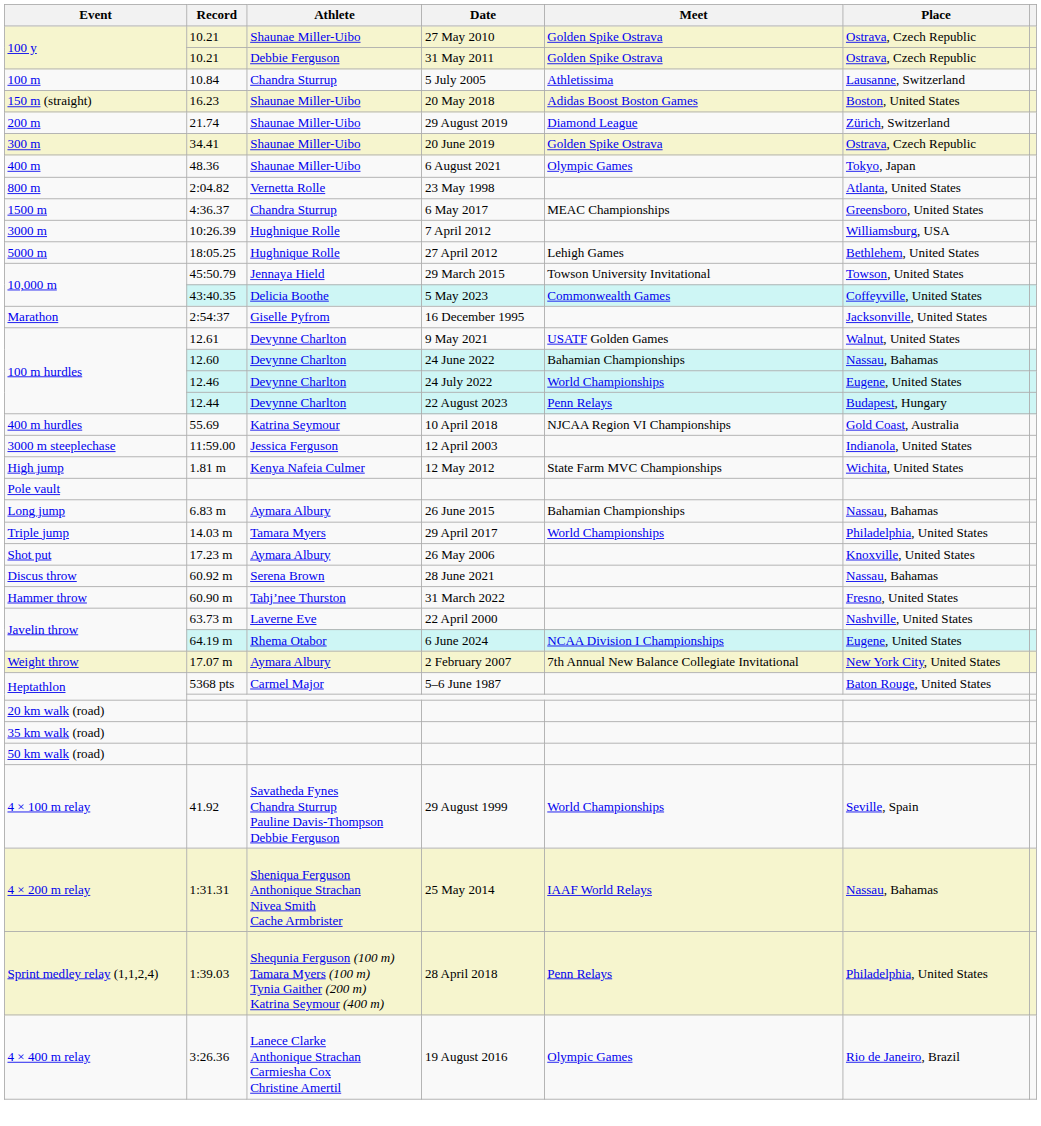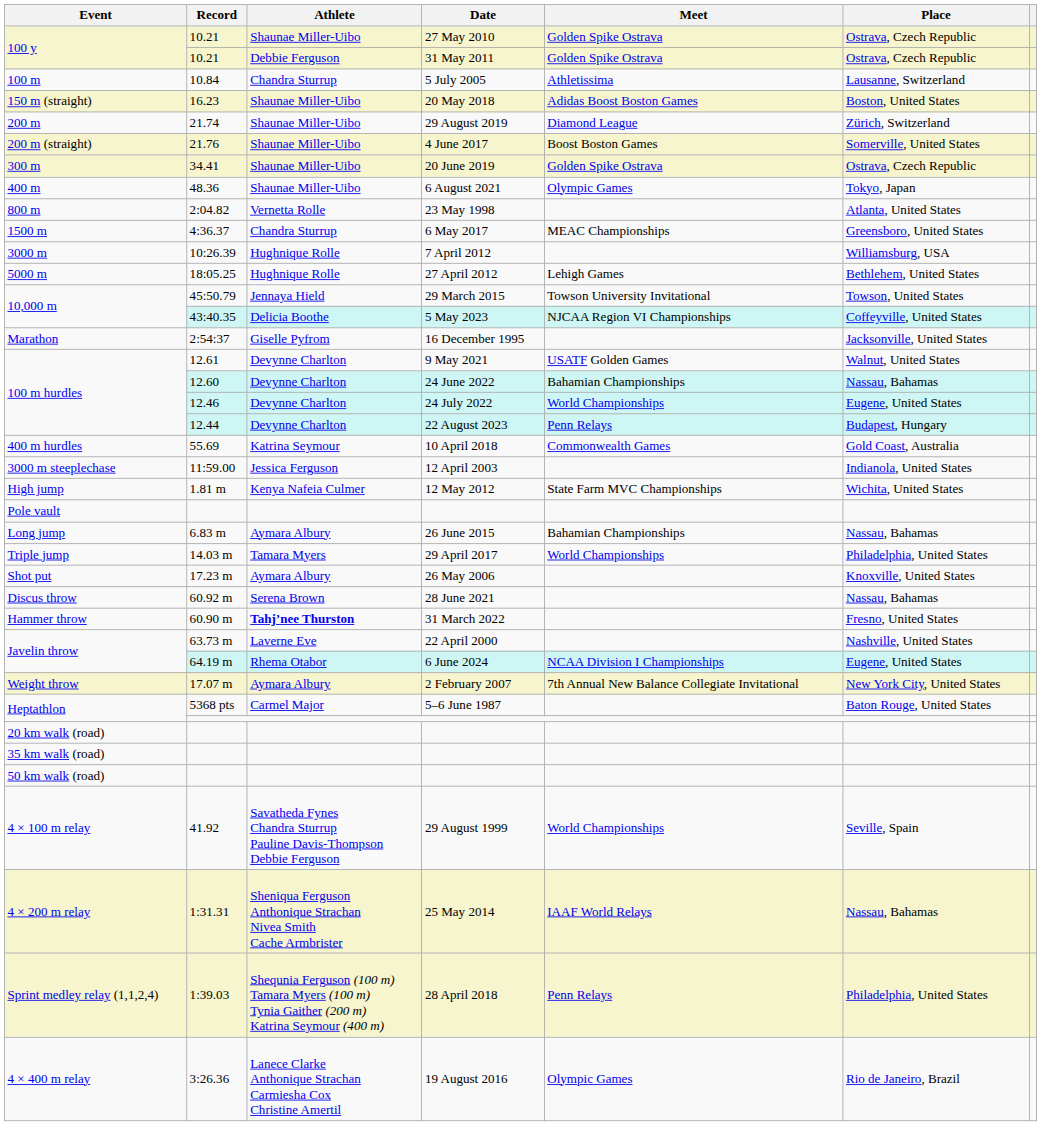+ row: (50, 144)
(609, 295) Commonwealth Games -> (639, 317) NJCAA Region VI Championships
(639, 424) NJCAA Region VI Championships -> (609, 446) Commonwealth Games
(298, 597) normal -> (302, 618) bold
